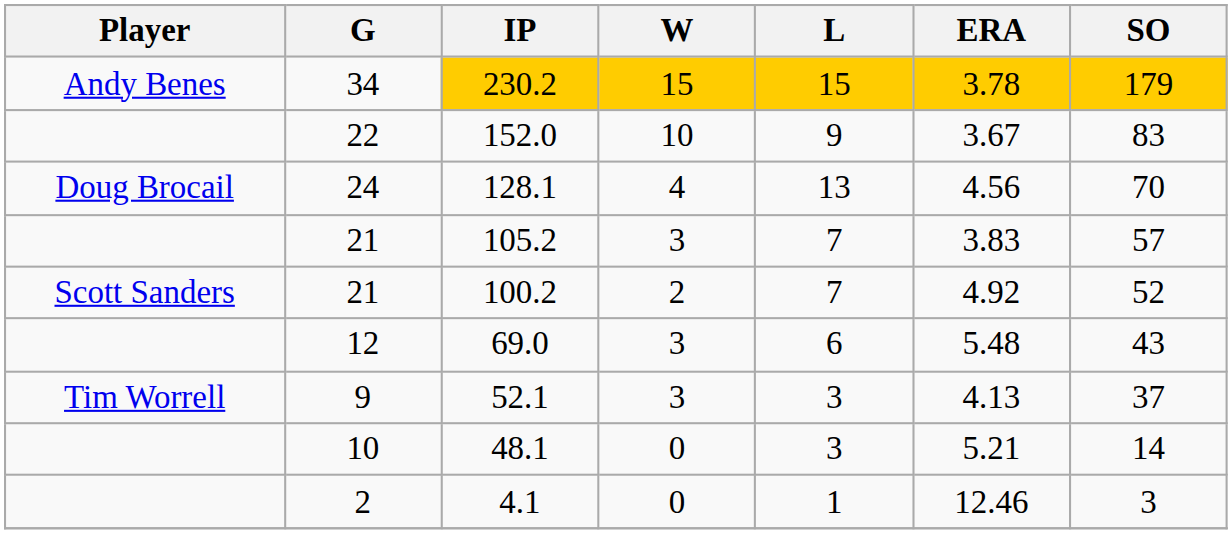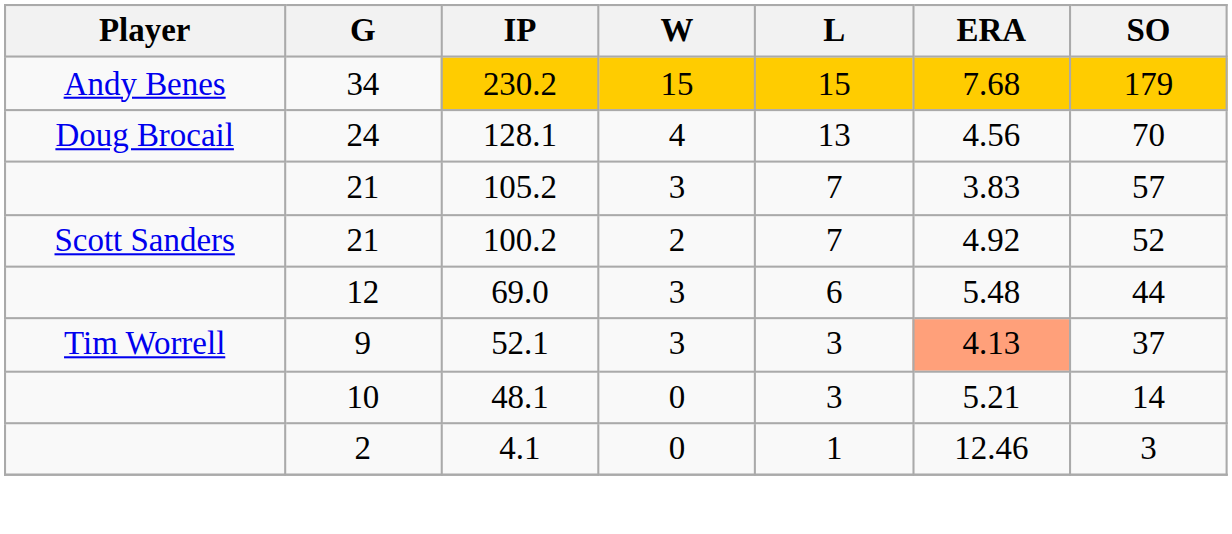(991, 82) 3.78 -> (991, 82) 7.68
- row: (520, 135)
(1148, 344) 43 -> (1148, 291) 44
(991, 396) no background -> (991, 344) lightsalmon background
